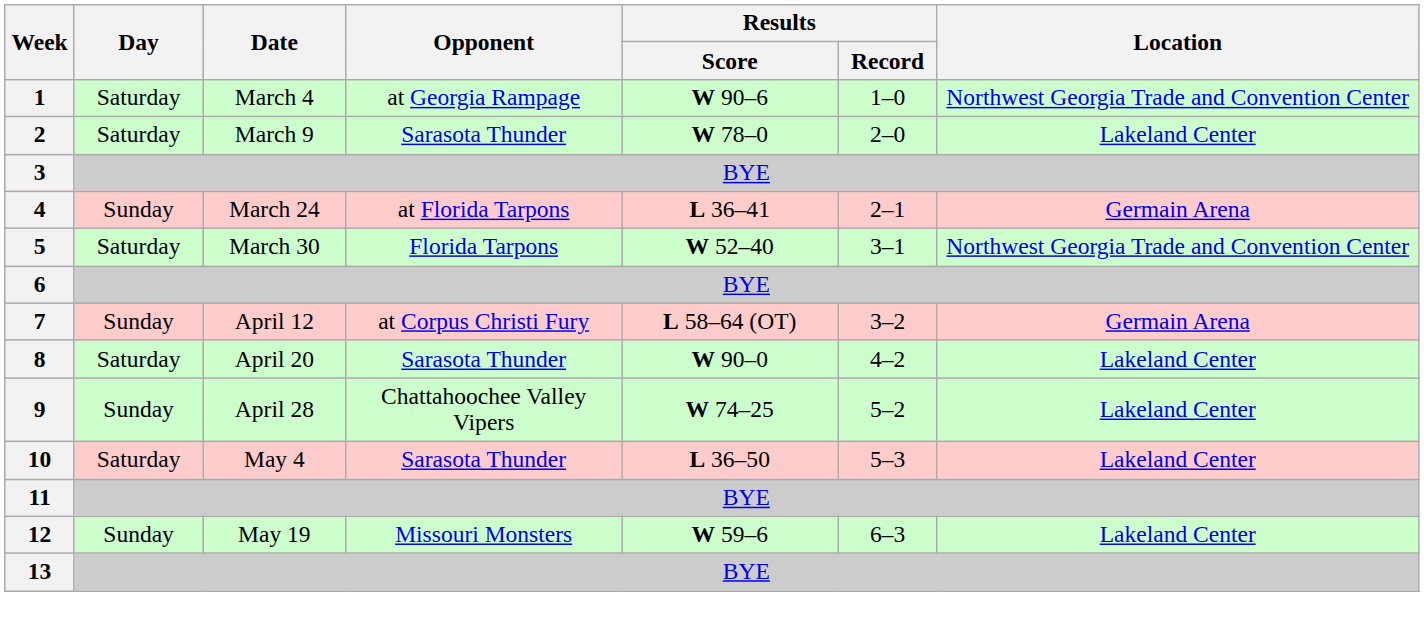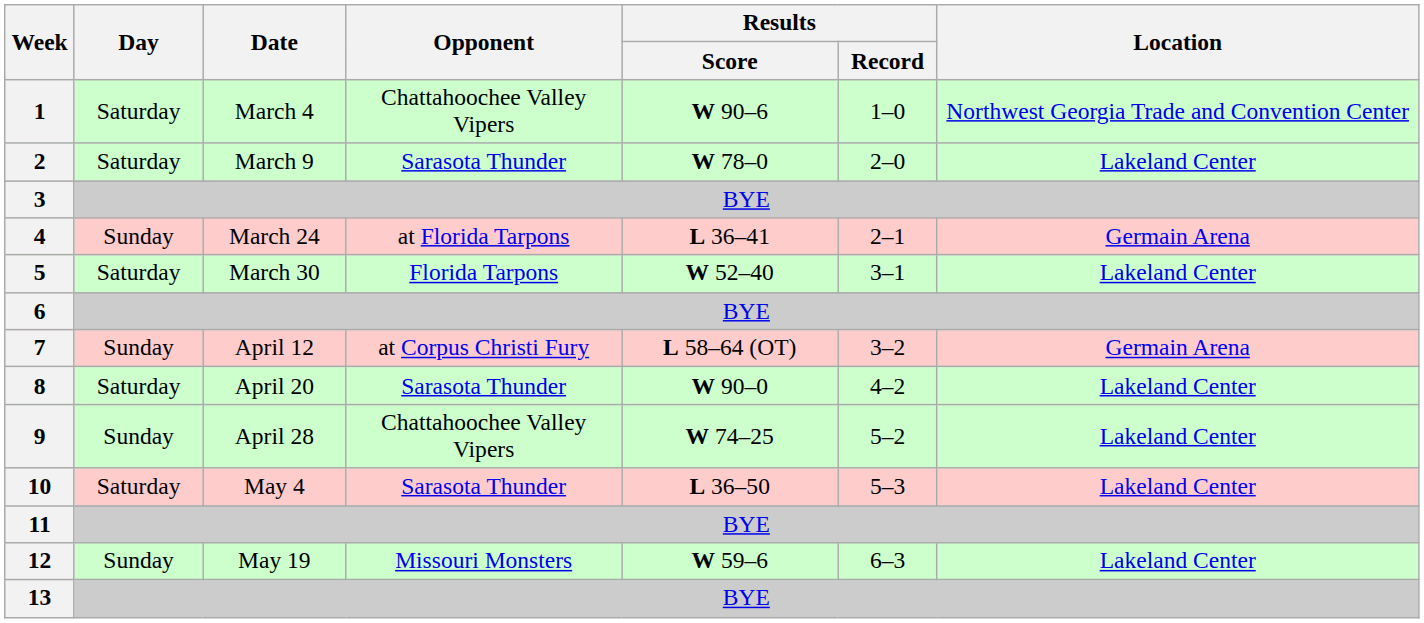(484, 97) at Georgia Rampage -> (484, 110) Chattahoochee Valley Vipers
(1178, 246) Northwest Georgia Trade and Convention Center -> (1178, 273) Lakeland Center
